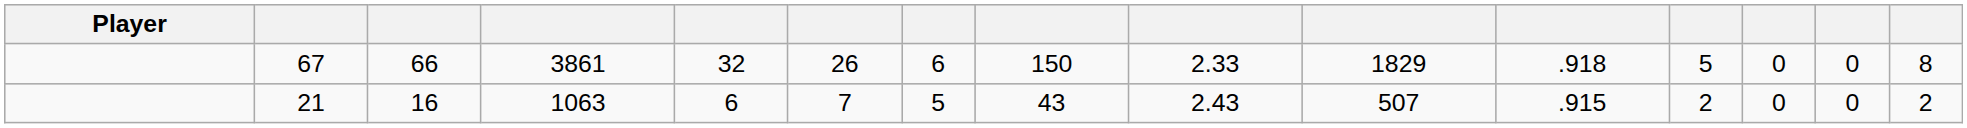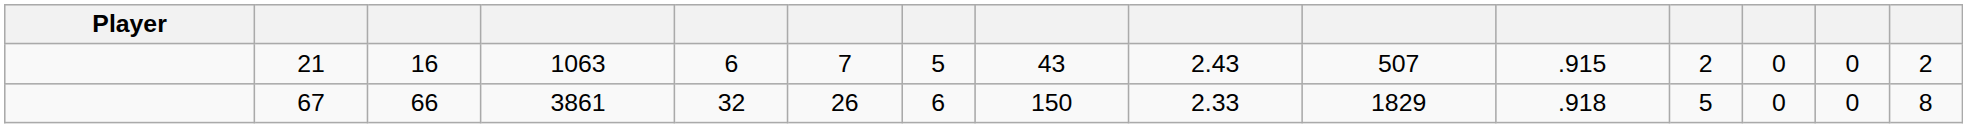rows swapped: (311, 63) <-> (311, 102)
